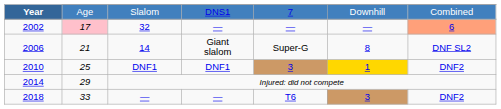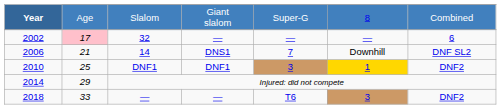(218, 12) DNS1 -> (218, 17) Giant slalom
(290, 12) 7 -> (290, 17) Super-G
(367, 12) Downhill -> (367, 17) 8
(452, 27) lightsalmon background -> (452, 37) no background
(218, 47) Giant slalom -> (218, 52) DNS1
(290, 47) Super-G -> (290, 52) 7
(367, 47) 8 -> (367, 52) Downhill
